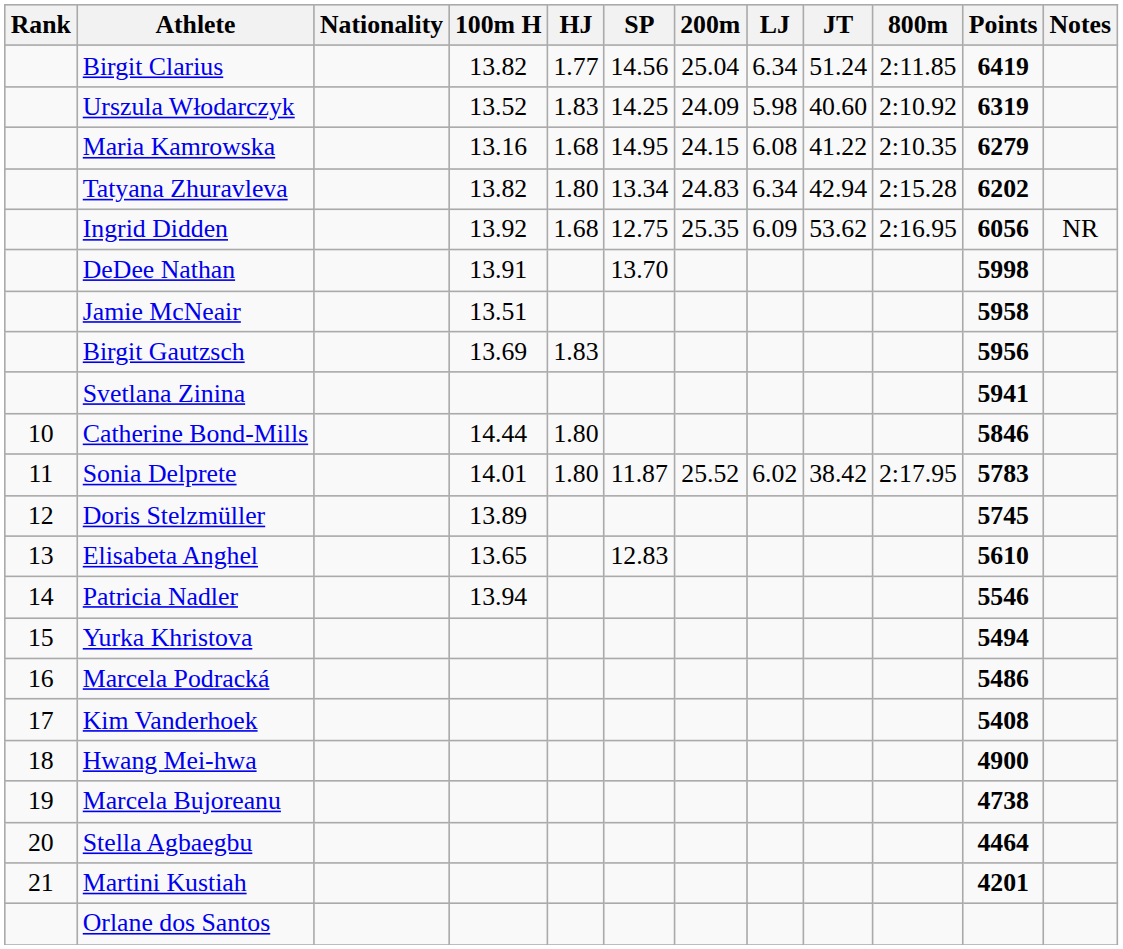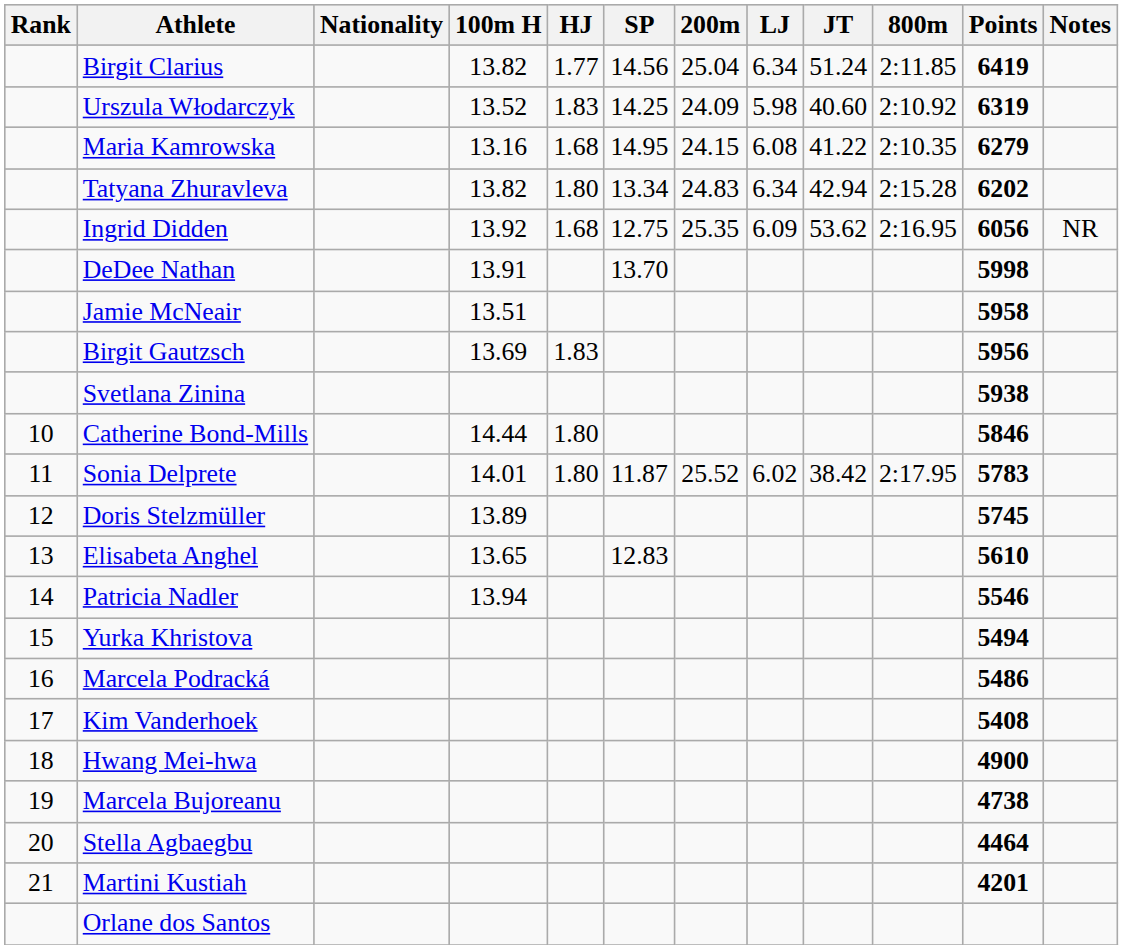(1003, 392) 5941 -> (1003, 392) 5938
